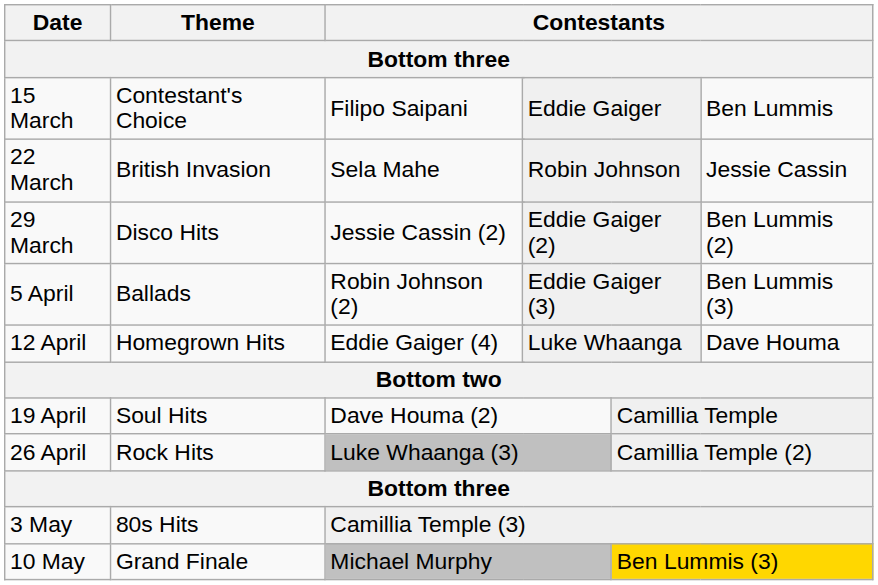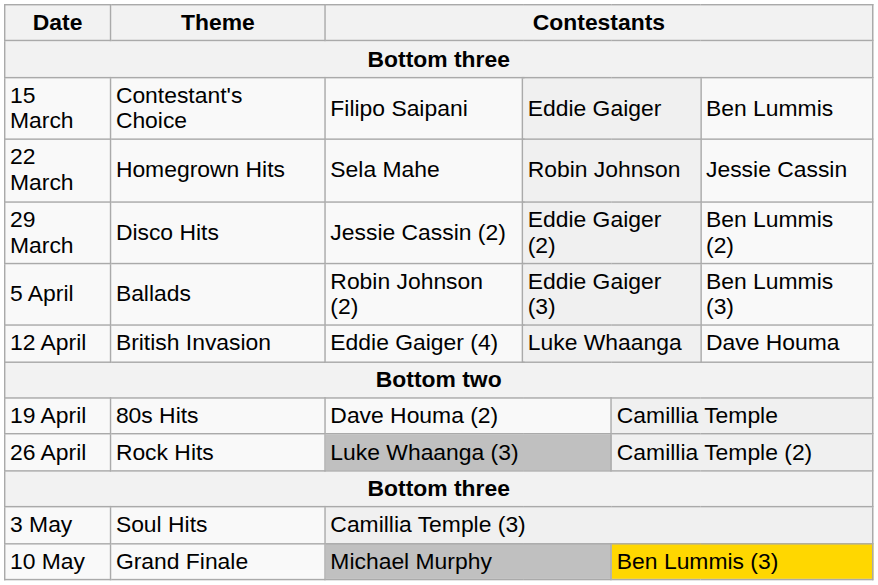(193, 170) British Invasion -> (200, 170) Homegrown Hits
(200, 343) Homegrown Hits -> (193, 343) British Invasion
(162, 415) Soul Hits -> (157, 415) 80s Hits
(157, 524) 80s Hits -> (162, 524) Soul Hits
